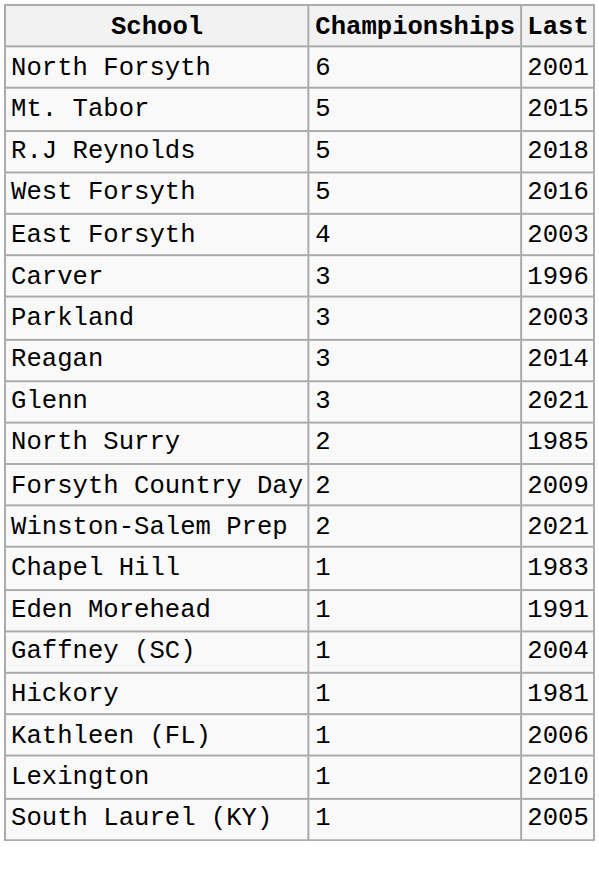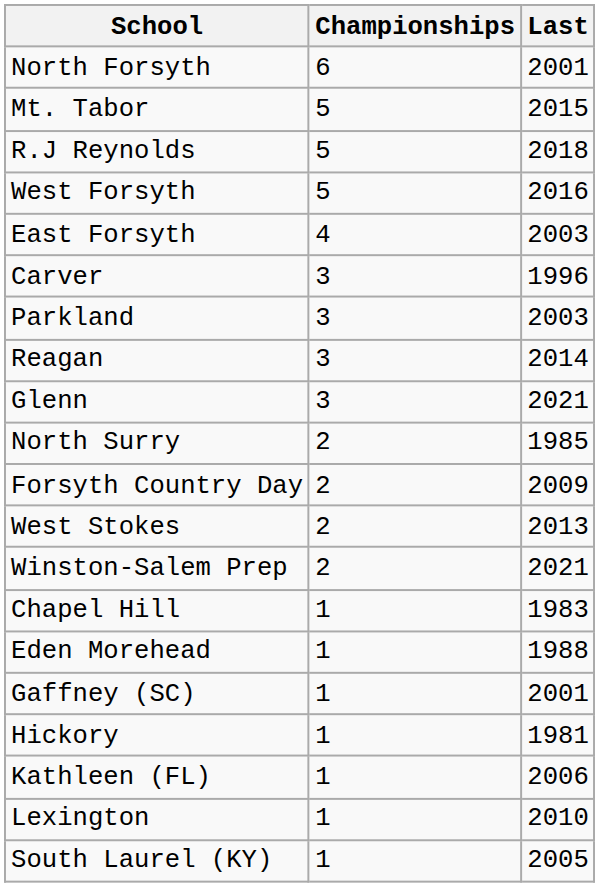+ row: (96, 527)
(558, 610) 1991 -> (558, 652) 1988
(558, 652) 2004 -> (558, 694) 2001
